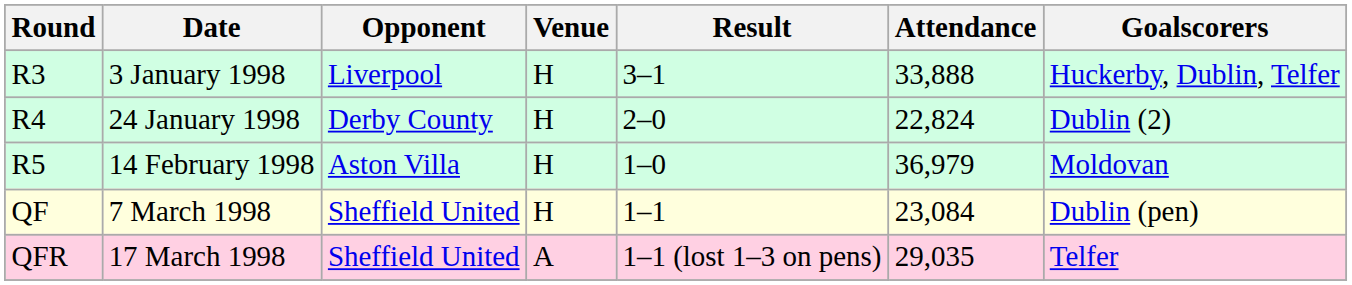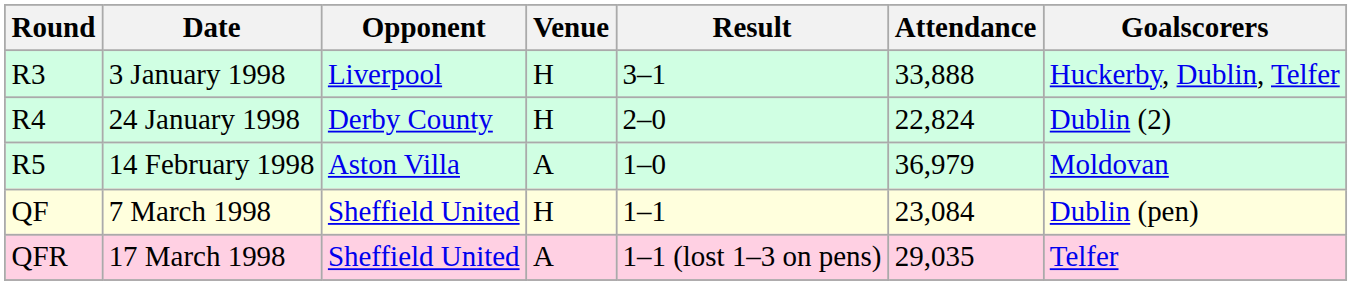(543, 165) H -> (543, 165) A
